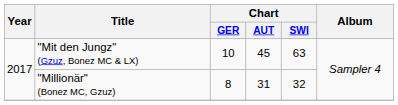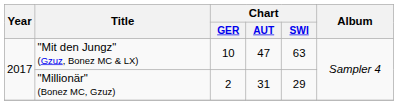(264, 54) 45 -> (264, 54) 47
(228, 84) 8 -> (228, 84) 2
(299, 84) 32 -> (299, 84) 29
